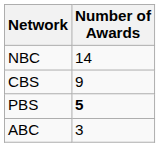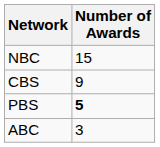(83, 57) 14 -> (83, 57) 15
